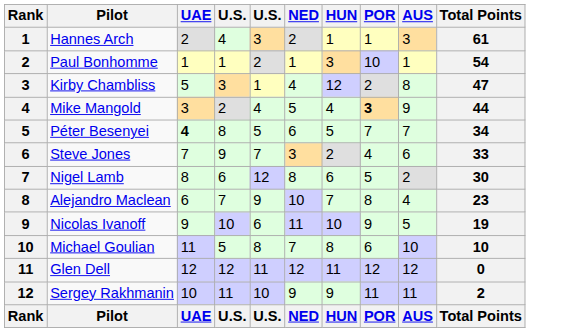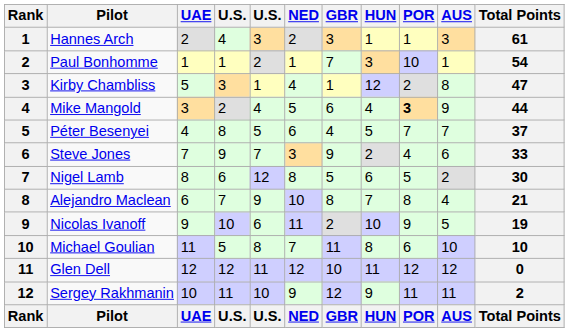+ column: (342, 16)
(185, 131) bold -> (185, 131) normal
(481, 131) 34 -> (520, 131) 37
(481, 200) 23 -> (520, 200) 21
